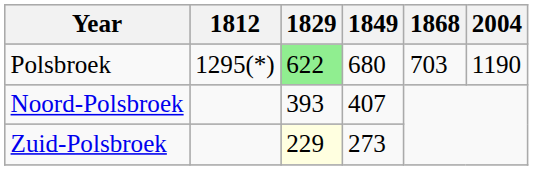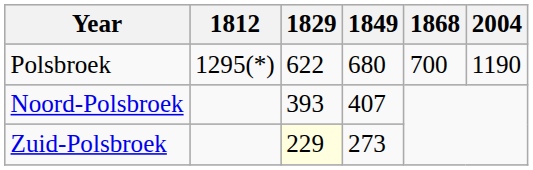(305, 64) lightgreen background -> (305, 64) no background
(429, 64) 703 -> (429, 64) 700
